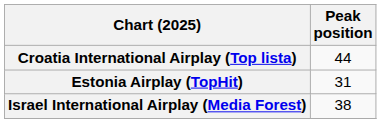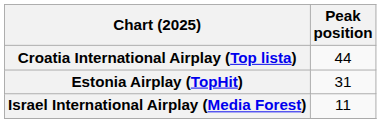(343, 105) 38 -> (343, 105) 11
